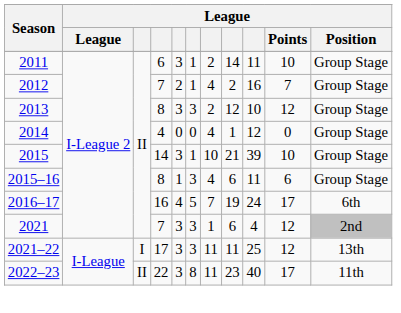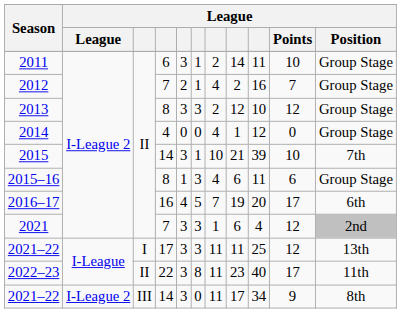(351, 156) Group Stage -> (356, 156) 7th
(254, 202) 24 -> (259, 202) 20
+ row: (34, 296)
